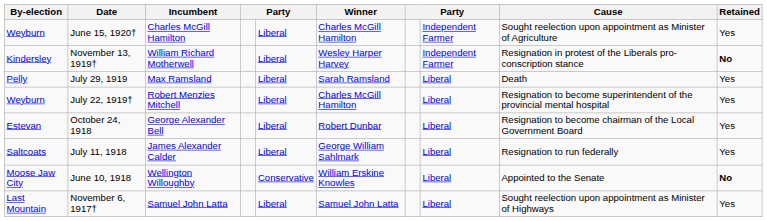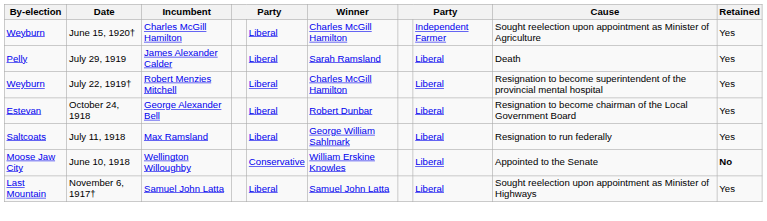- row: (100, 58)
(180, 79) Max Ramsland -> (181, 58) James Alexander Calder
(184, 152) James Alexander Calder -> (176, 136) Max Ramsland
